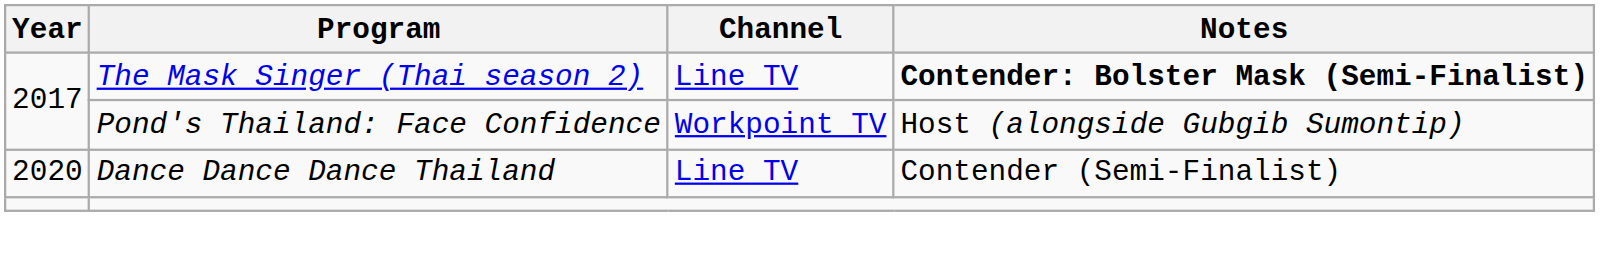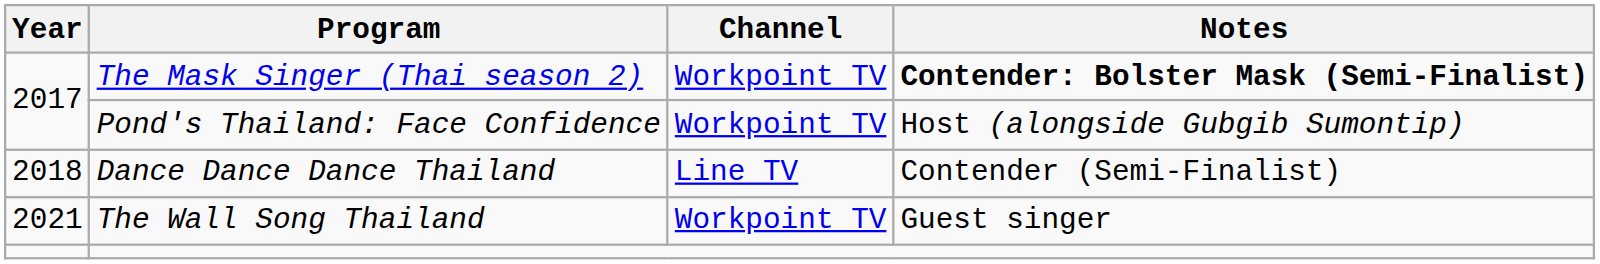(737, 77) Line TV -> (781, 77) Workpoint TV
(47, 173) 2020 -> (47, 173) 2018
+ row: (291, 221)
